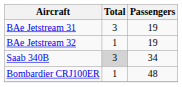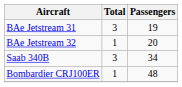(153, 43) 19 -> (153, 43) 20
(115, 58) lightgrey background -> (115, 58) no background
